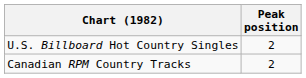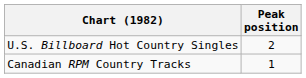(271, 64) 2 -> (271, 64) 1
